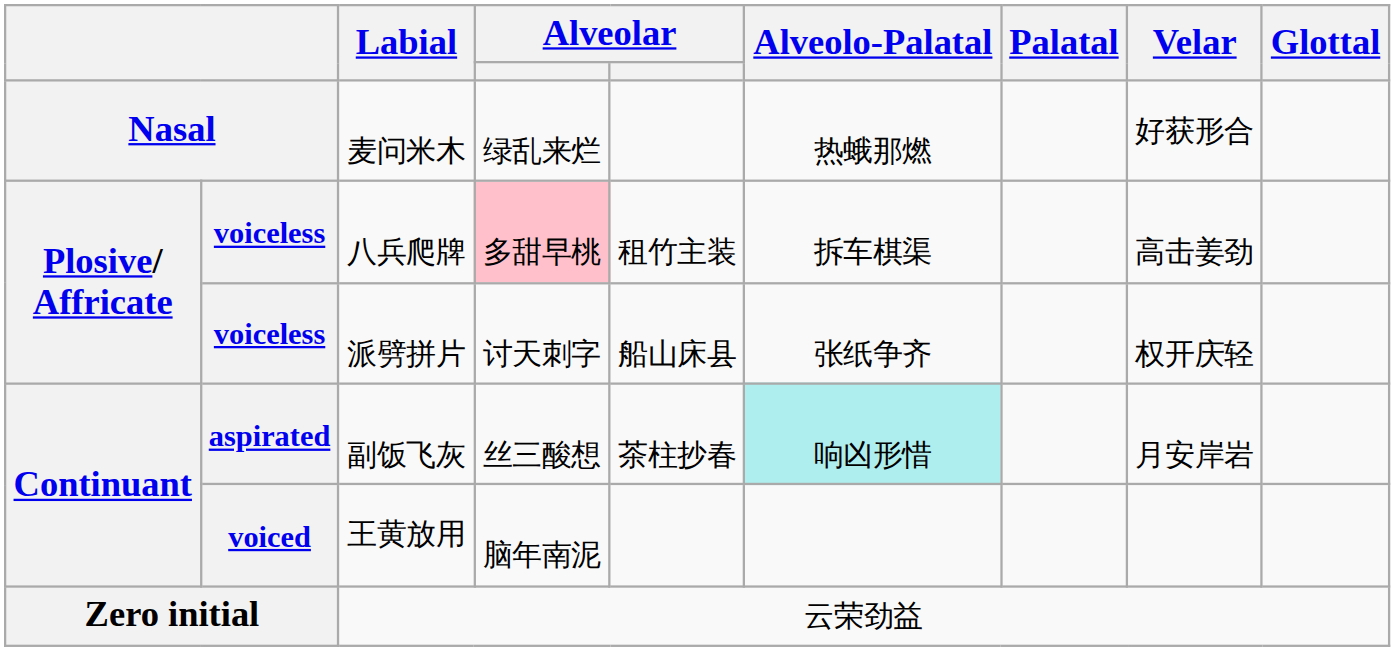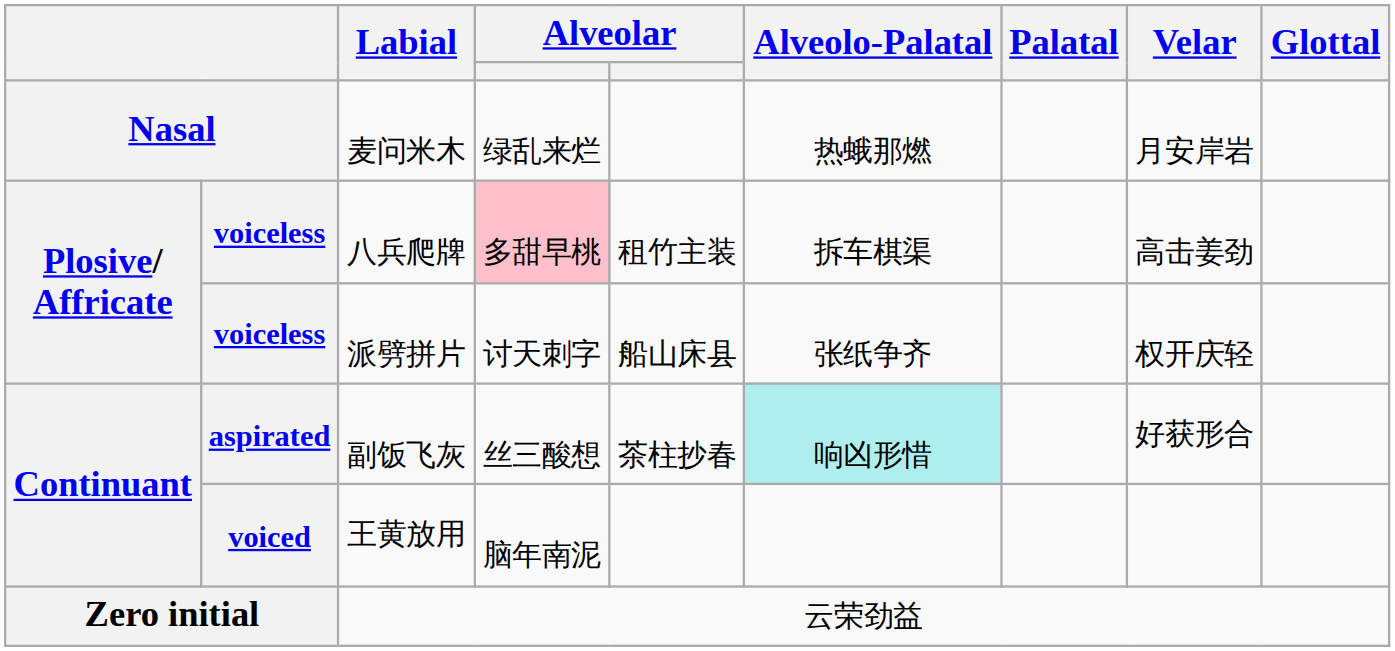(1195, 130) 好获形合 -> (1195, 151) 月安岸岩
(1195, 454) 月安岸岩 -> (1195, 434) 好获形合
